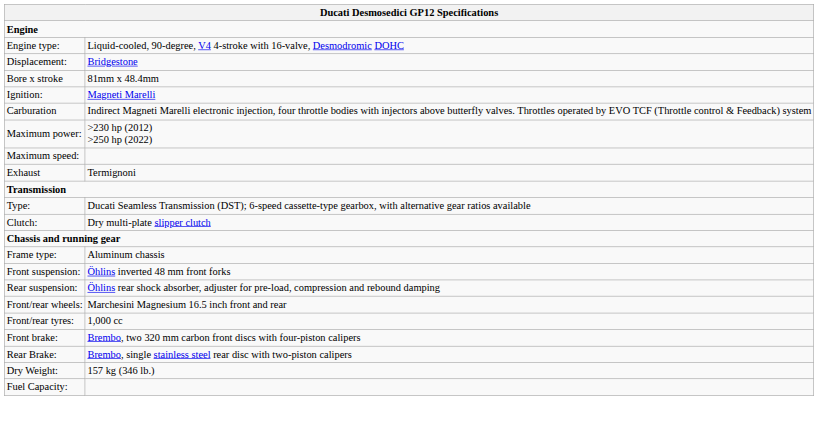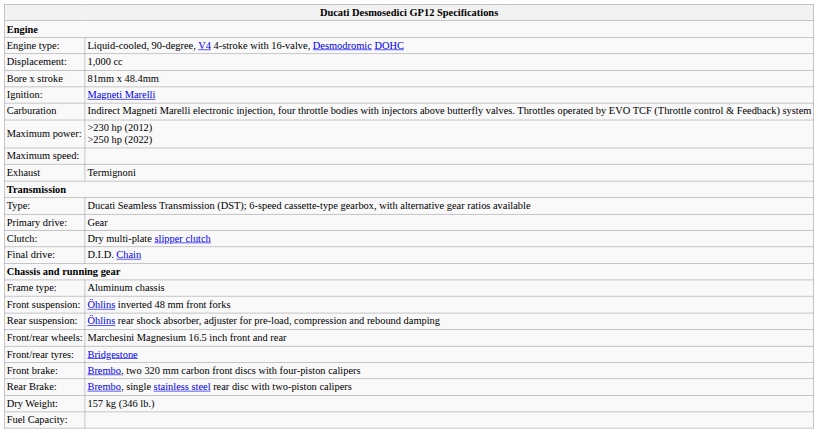(113, 62) Bridgestone -> (105, 62) 1,000 cc
+ row: (37, 222)
+ row: (31, 255)
(105, 321) 1,000 cc -> (113, 354) Bridgestone
